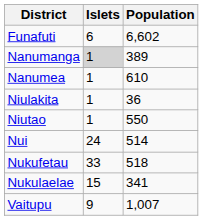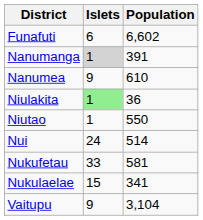(137, 57) 389 -> (137, 57) 391
(90, 78) 1 -> (90, 78) 9
(90, 99) no background -> (90, 99) lightgreen background
(137, 162) 518 -> (137, 162) 581
(143, 204) 1,007 -> (143, 204) 3,104
